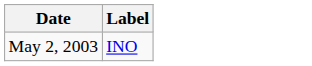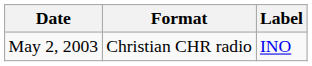+ column: (179, 18)
